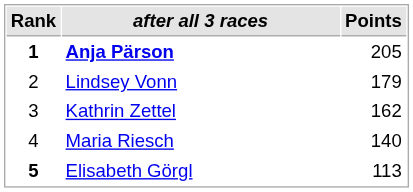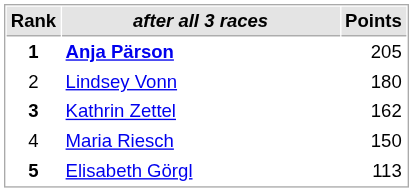(386, 82) 179 -> (386, 82) 180
(33, 111) normal -> (33, 111) bold
(386, 141) 140 -> (386, 141) 150
